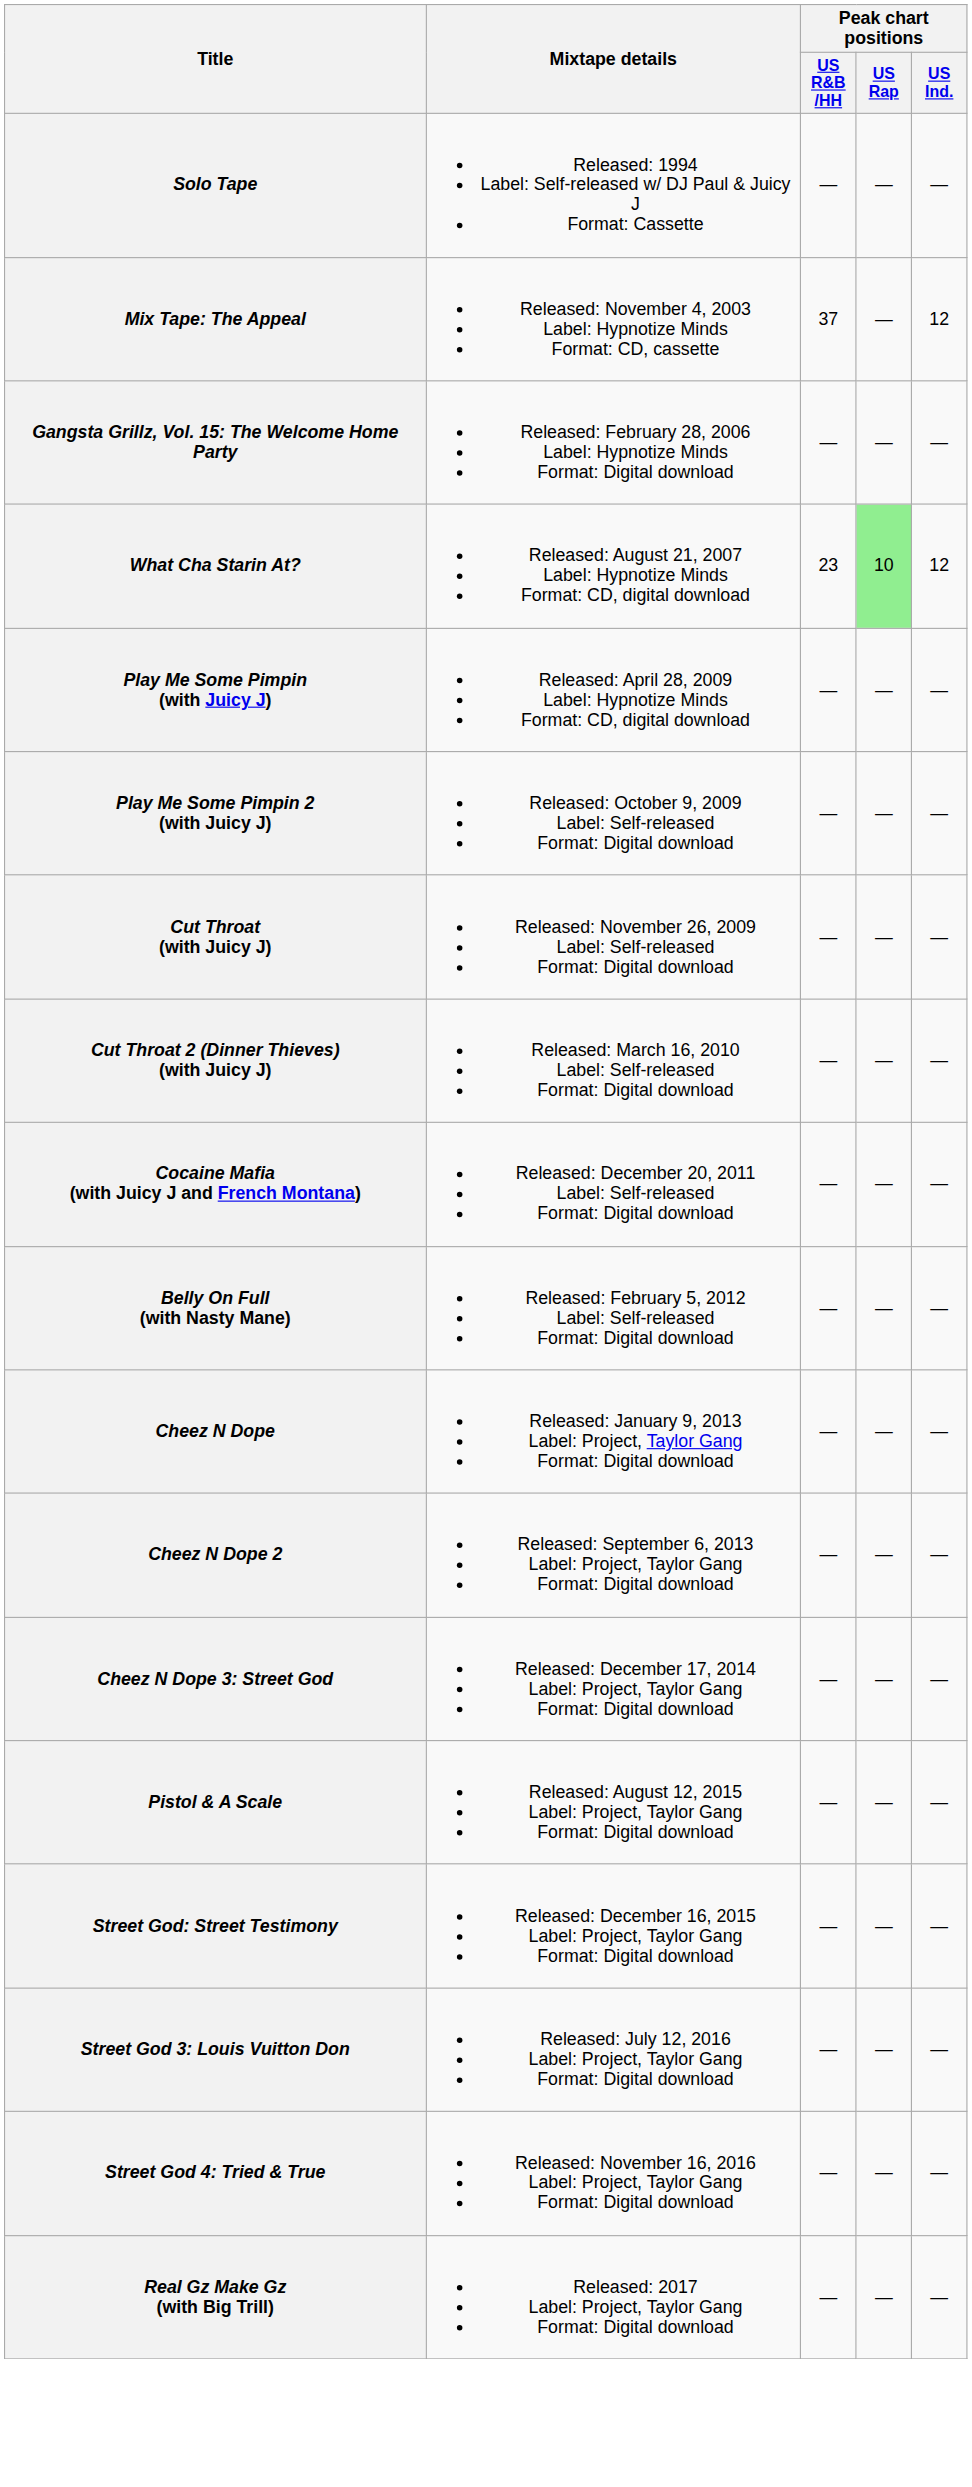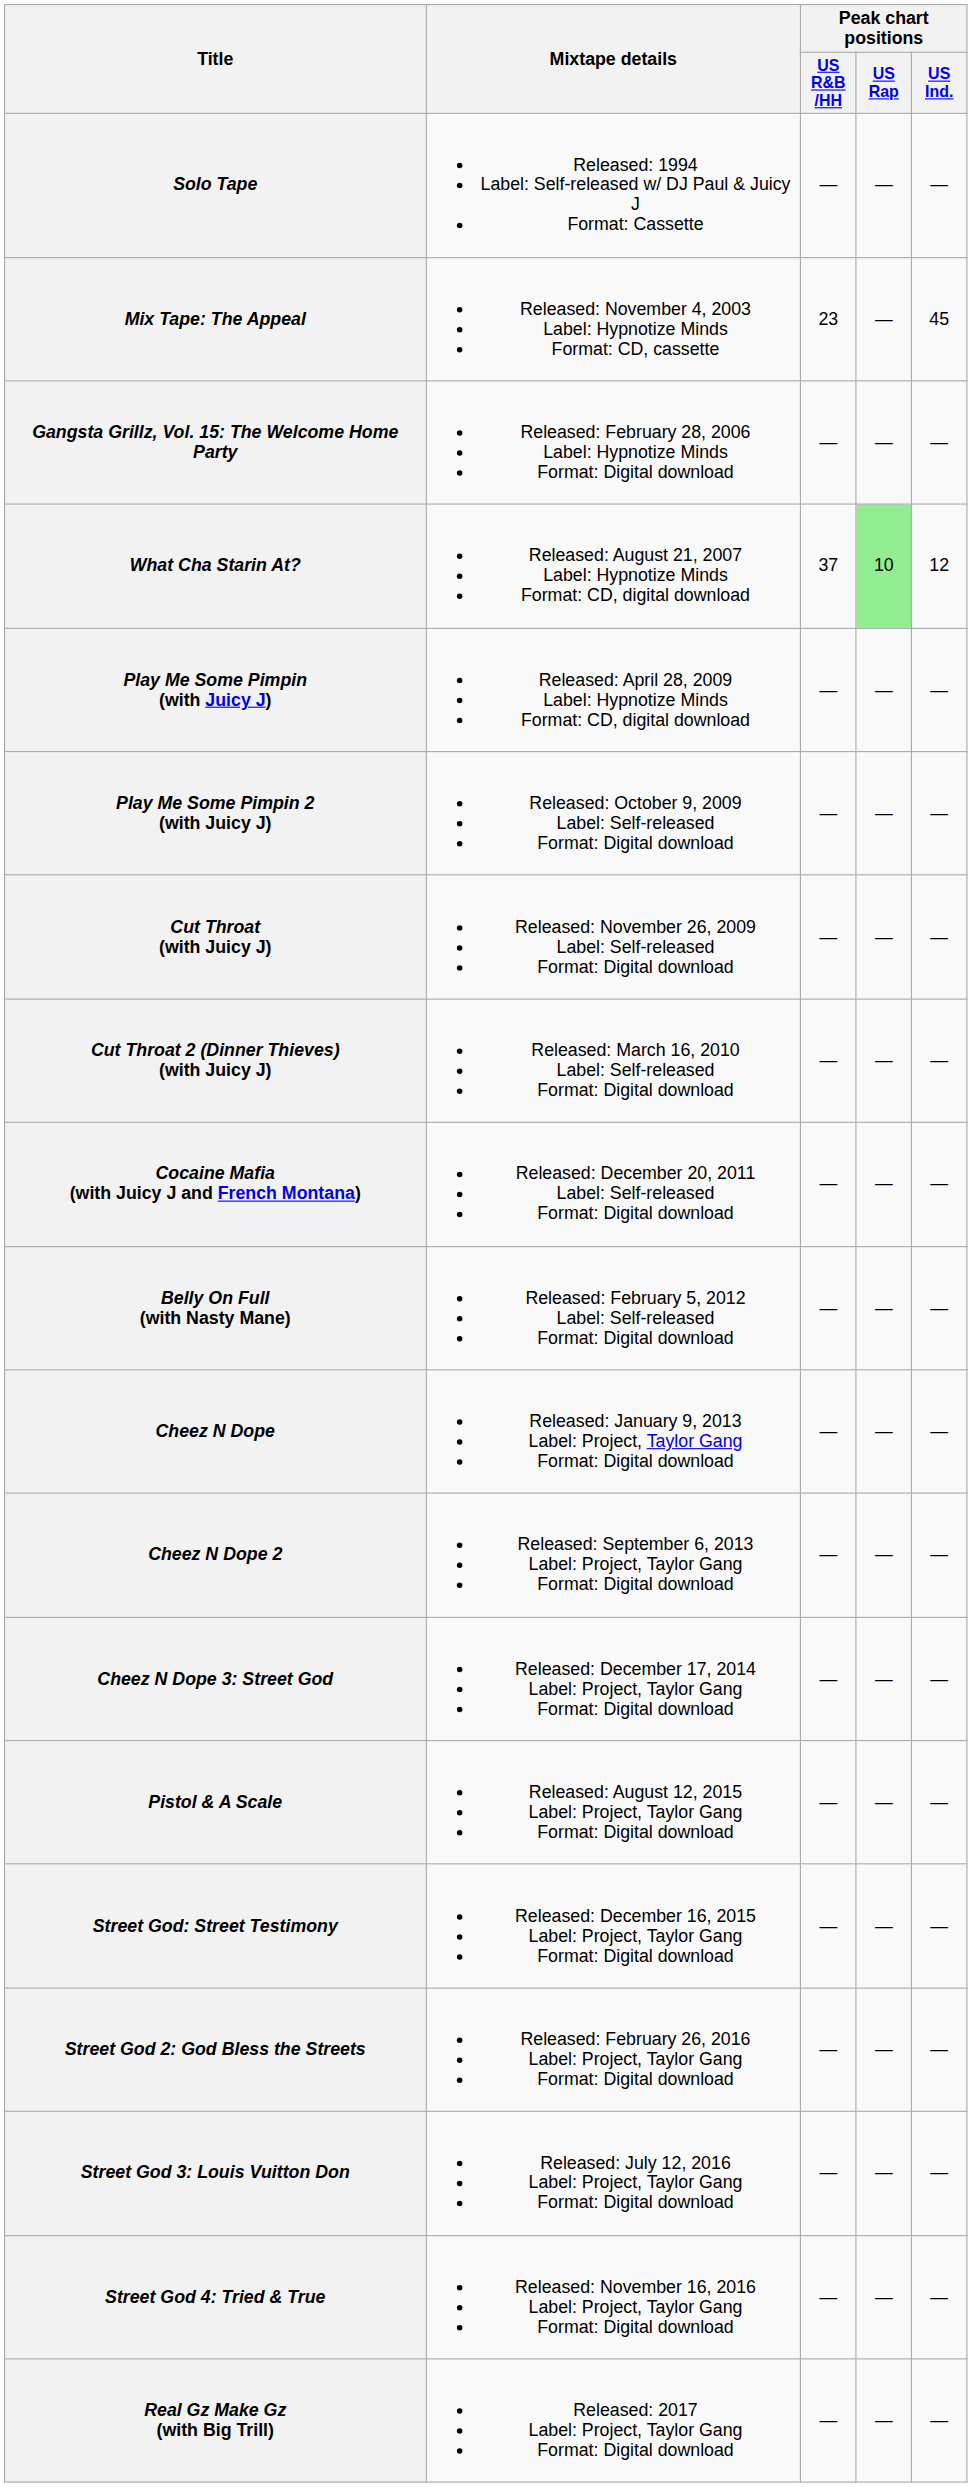(828, 318) 37 -> (828, 318) 23
(939, 318) 12 -> (939, 318) 45
(828, 566) 23 -> (828, 566) 37
+ row: (215, 2049)
